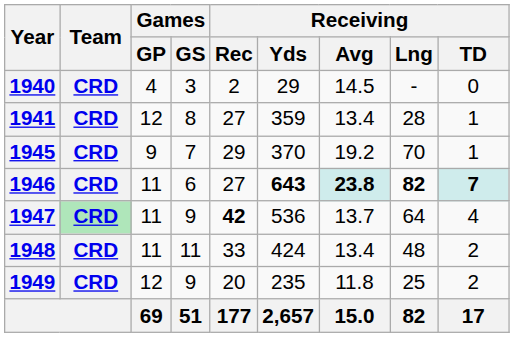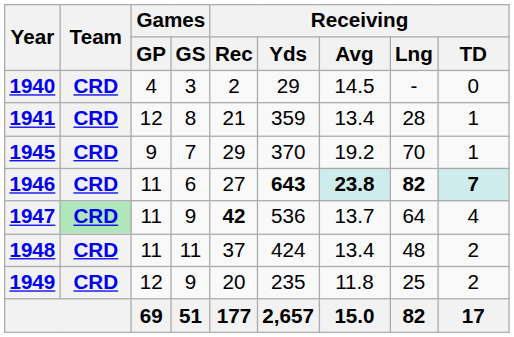(234, 119) 27 -> (234, 119) 21
(234, 250) 33 -> (234, 250) 37
